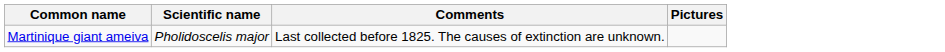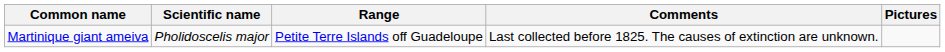+ column: (379, 15)
